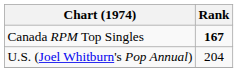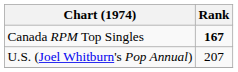(214, 57) 204 -> (214, 57) 207
